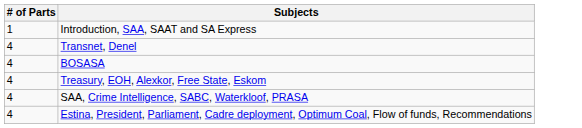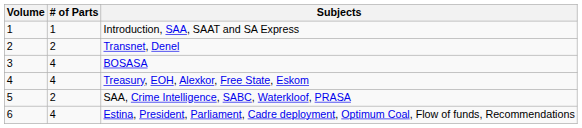+ column: (26, 13)
(10, 47) 4 -> (53, 47) 2
(10, 98) 4 -> (53, 98) 2
